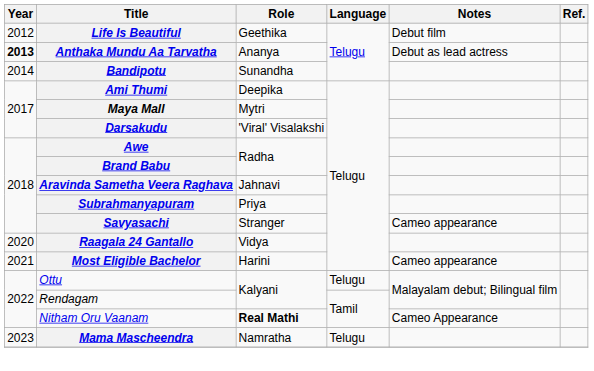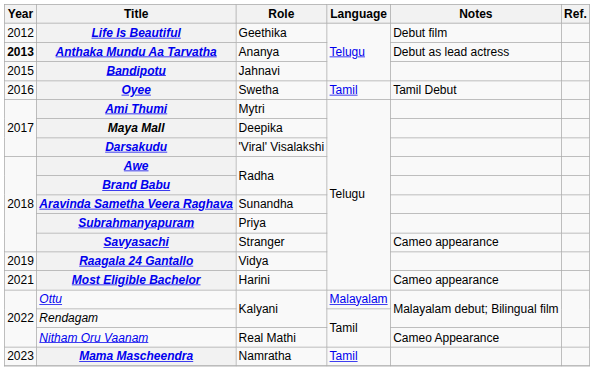(20, 71) 2014 -> (20, 71) 2015
(266, 71) Sunandha -> (259, 71) Jahnavi
+ row: (136, 90)
(261, 90) Deepika -> (252, 109) Mytri
(252, 109) Mytri -> (261, 128) Deepika
(259, 185) Jahnavi -> (266, 204) Sunandha
(20, 242) 2020 -> (20, 261) 2019
(347, 280) Telugu -> (359, 299) Malayalam
(269, 318) bold -> (267, 337) normal
(347, 337) Telugu -> (344, 356) Tamil
